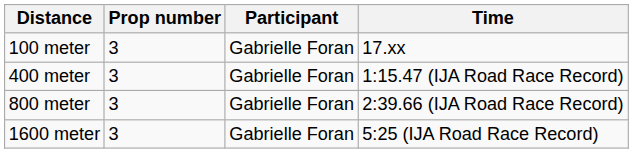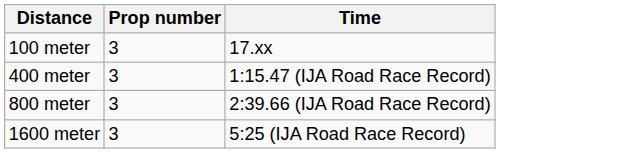- column: (292, 18)
